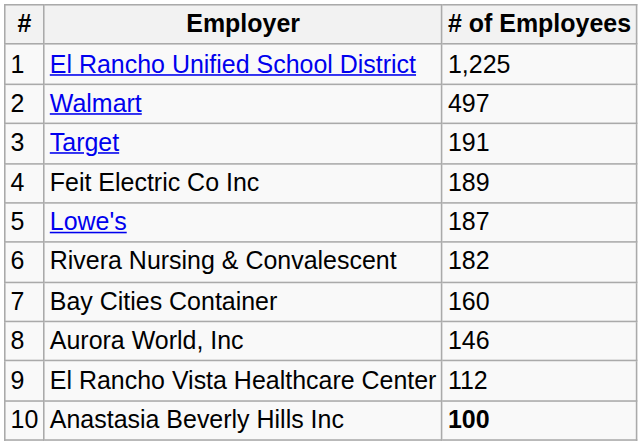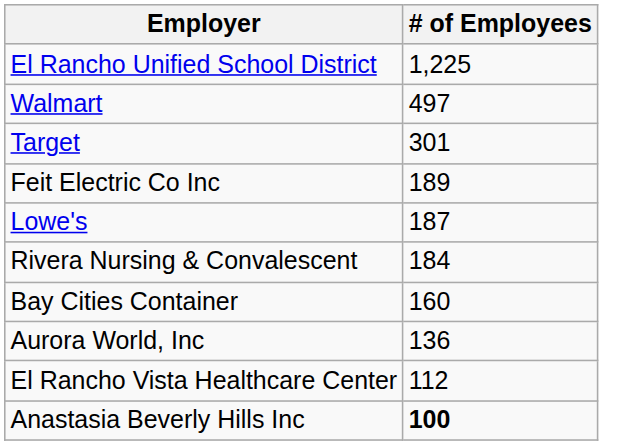- column: (24, 24)
(469, 143) 191 -> (430, 143) 301
(469, 261) 182 -> (430, 261) 184
(469, 340) 146 -> (430, 340) 136
